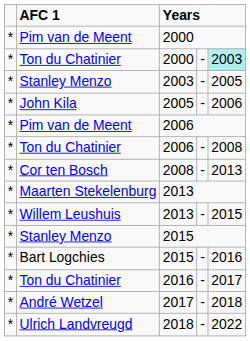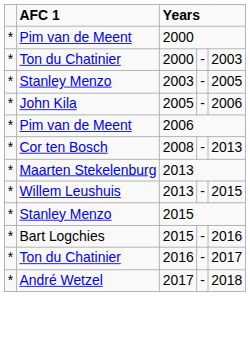(227, 59) paleturquoise background -> (227, 59) no background
- row: (70, 147)
- row: (76, 324)
